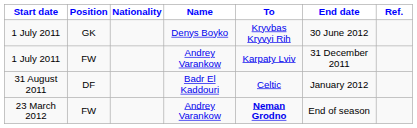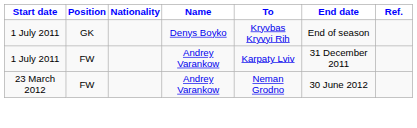(339, 33) 30 June 2012 -> (339, 33) End of season
- row: (36, 85)
(269, 111) bold -> (268, 85) normal
(339, 111) End of season -> (339, 85) 30 June 2012
